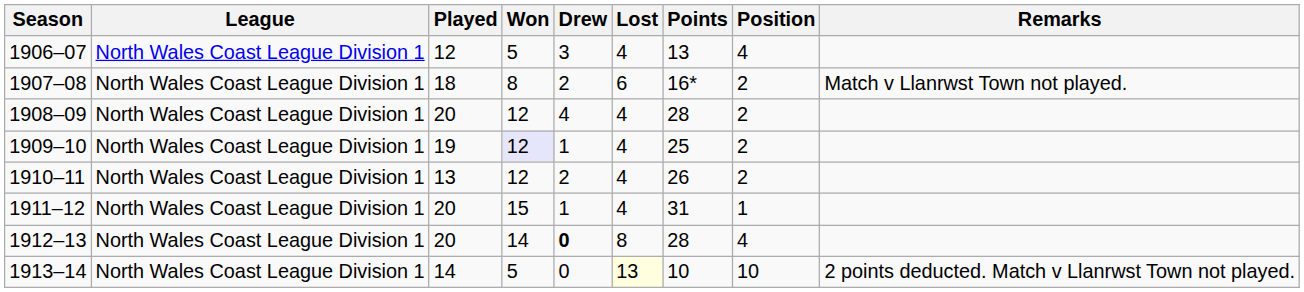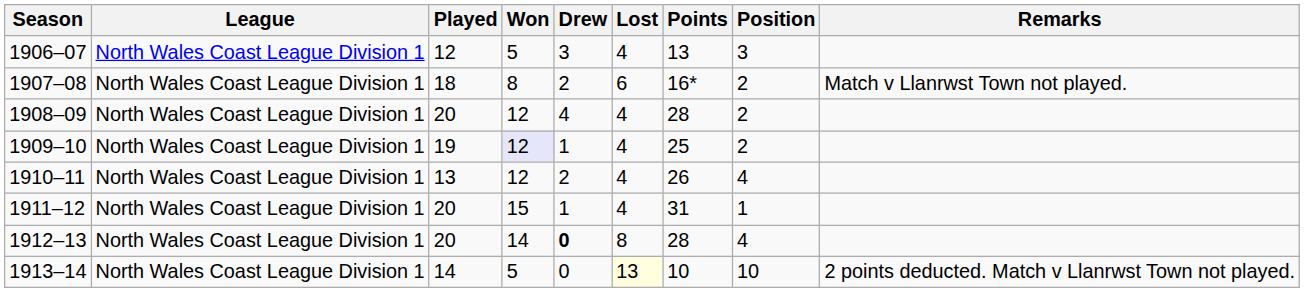(743, 51) 4 -> (743, 51) 3
(743, 177) 2 -> (743, 177) 4
